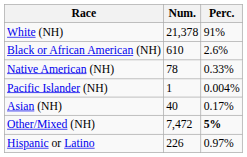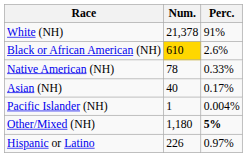(175, 50) no background -> (175, 50) gold background
rows swapped: (34, 106) <-> (57, 87)
(179, 124) 7,472 -> (179, 124) 1,180
